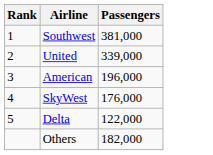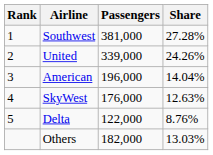+ column: (185, 15)
